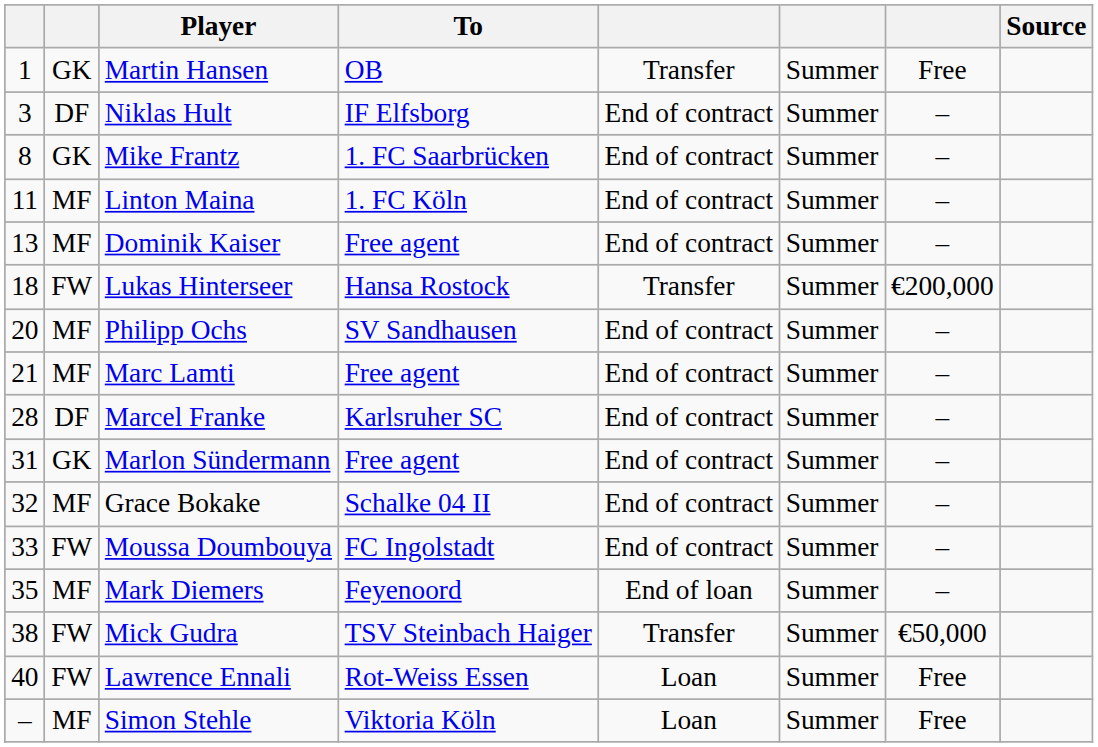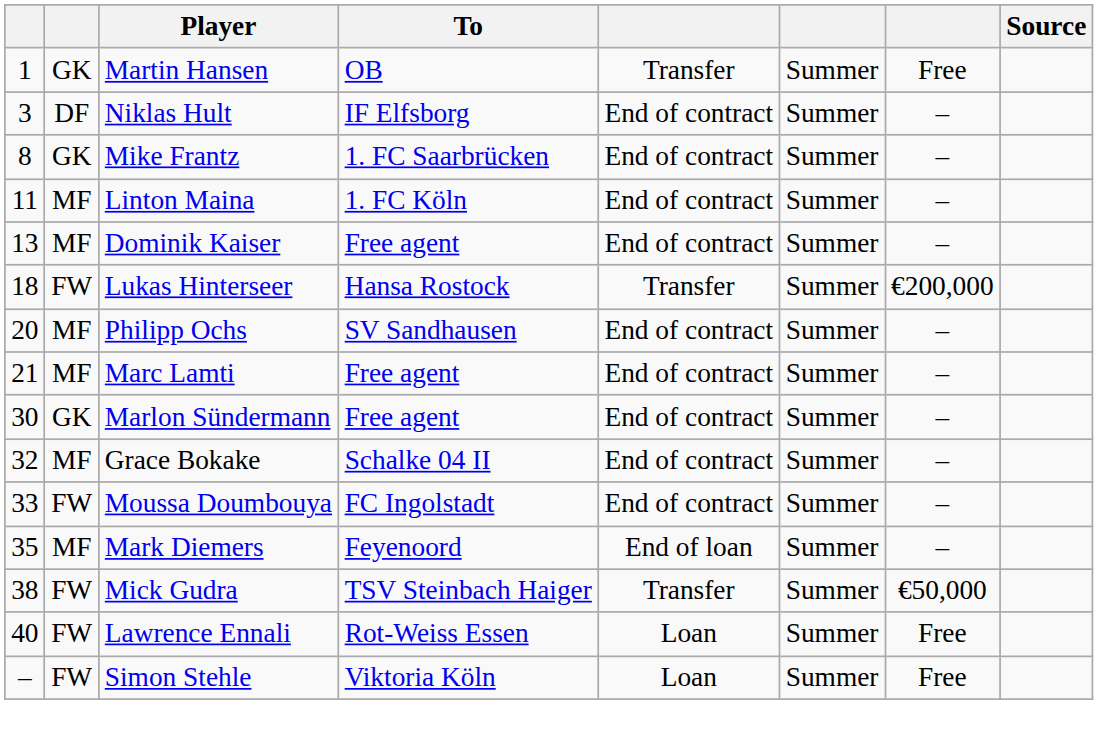- row: (185, 416)
(25, 460) 31 -> (25, 416) 30
(72, 720) MF -> (72, 677) FW
